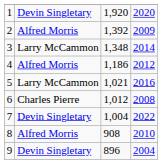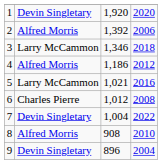(144, 30) 2009 -> (144, 30) 2006
(116, 47) 1,348 -> (116, 47) 1,346
(144, 47) 2014 -> (144, 47) 2018
